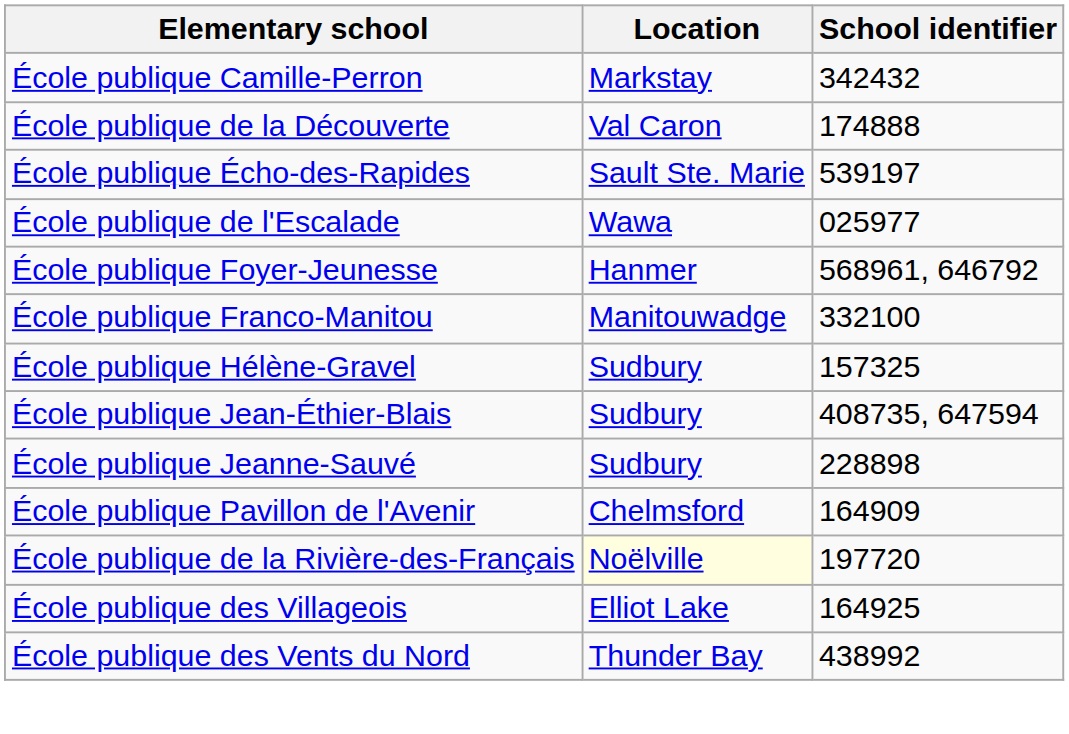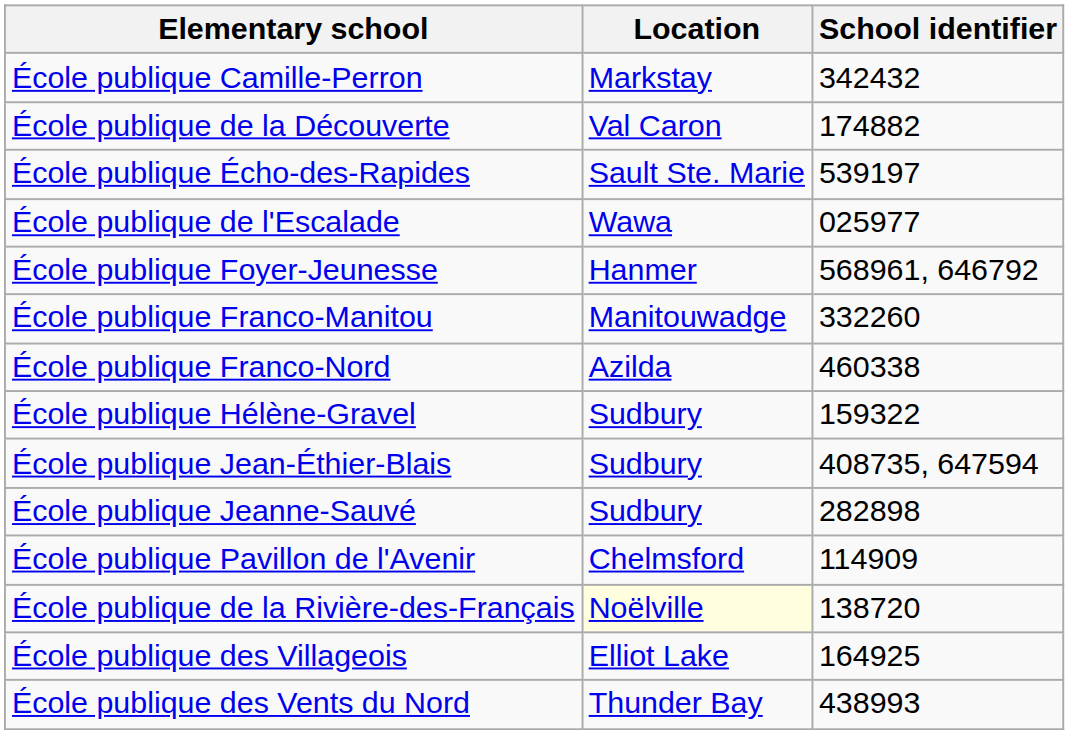(870, 125) 174888 -> (870, 125) 174882
(870, 318) 332100 -> (870, 318) 332260
+ row: (201, 366)
(870, 366) 157325 -> (870, 414) 159322
(870, 462) 228898 -> (870, 511) 282898
(870, 511) 164909 -> (869, 559) 114909
(870, 559) 197720 -> (870, 607) 138720
(870, 655) 438992 -> (870, 703) 438993
